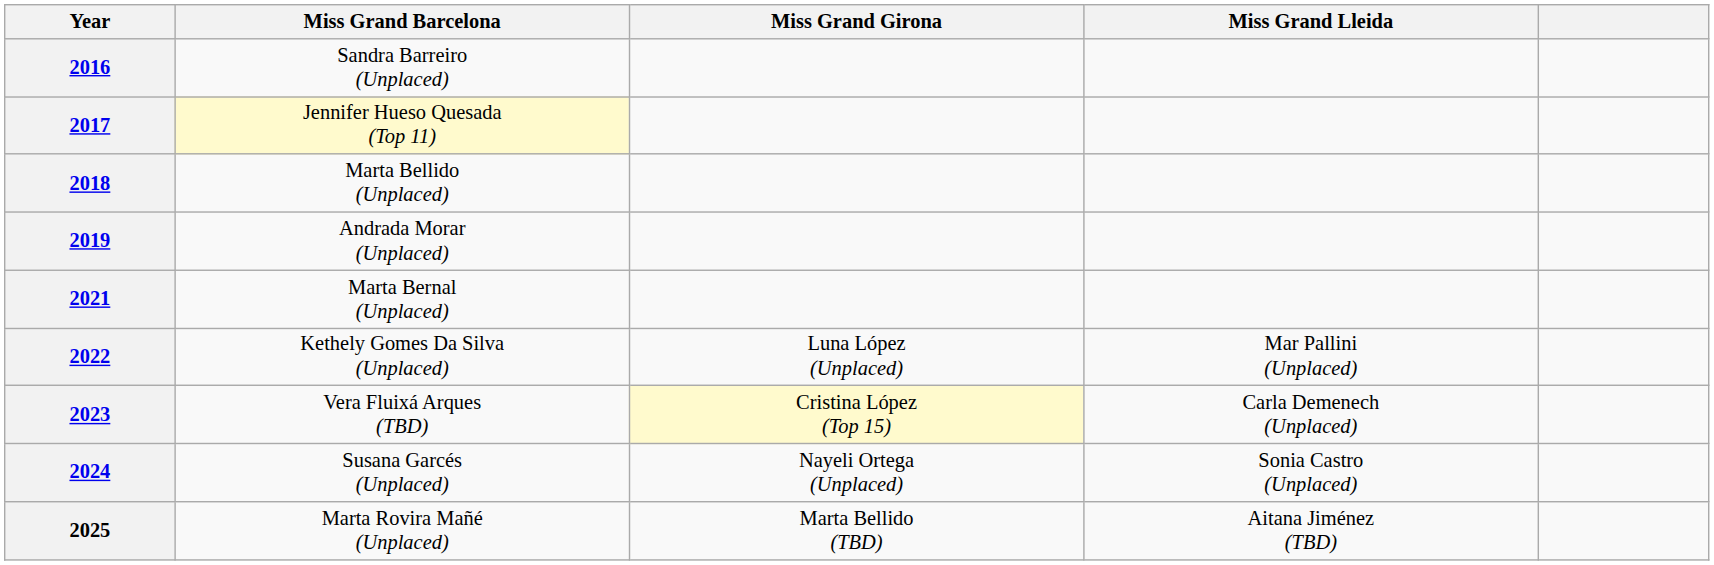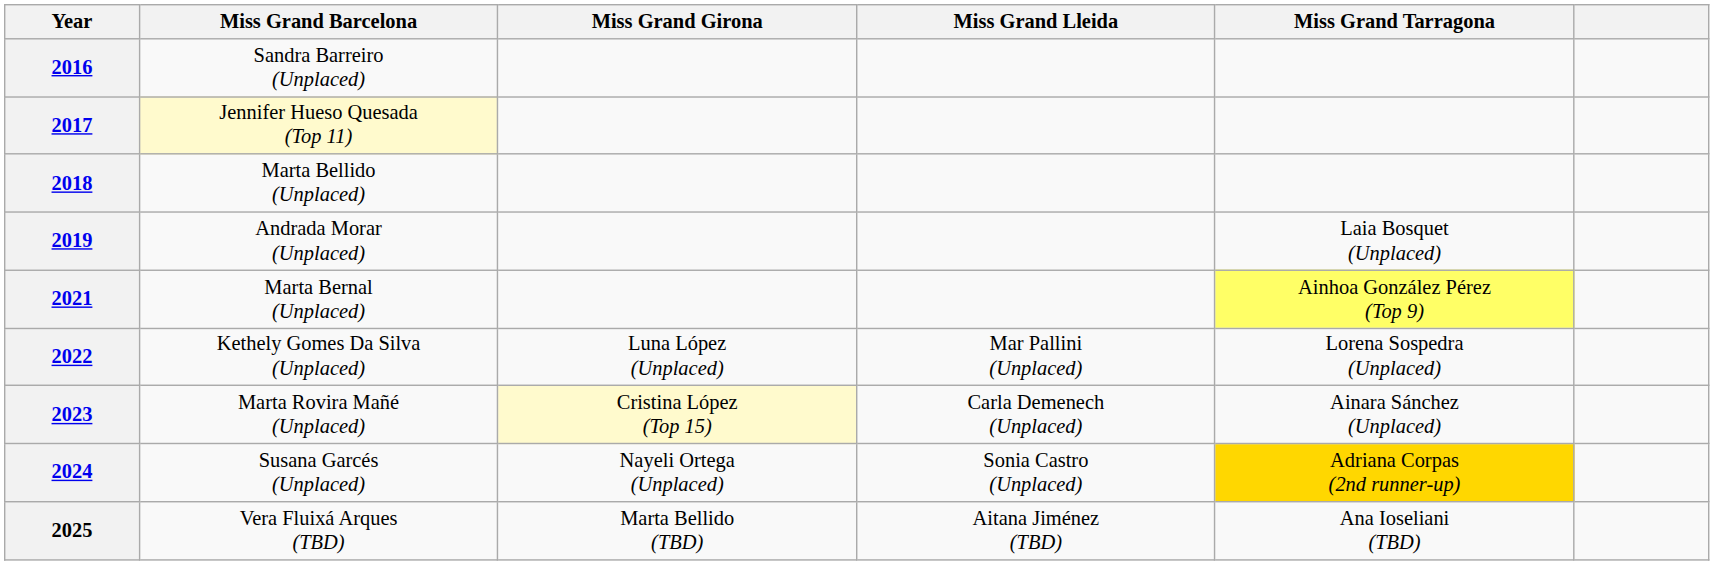+ column: (1395, 21)
(402, 414) Vera Fluixá Arques (TBD) -> (319, 414) Marta Rovira Mañé (Unplaced)
(402, 530) Marta Rovira Mañé (Unplaced) -> (319, 530) Vera Fluixá Arques (TBD)
